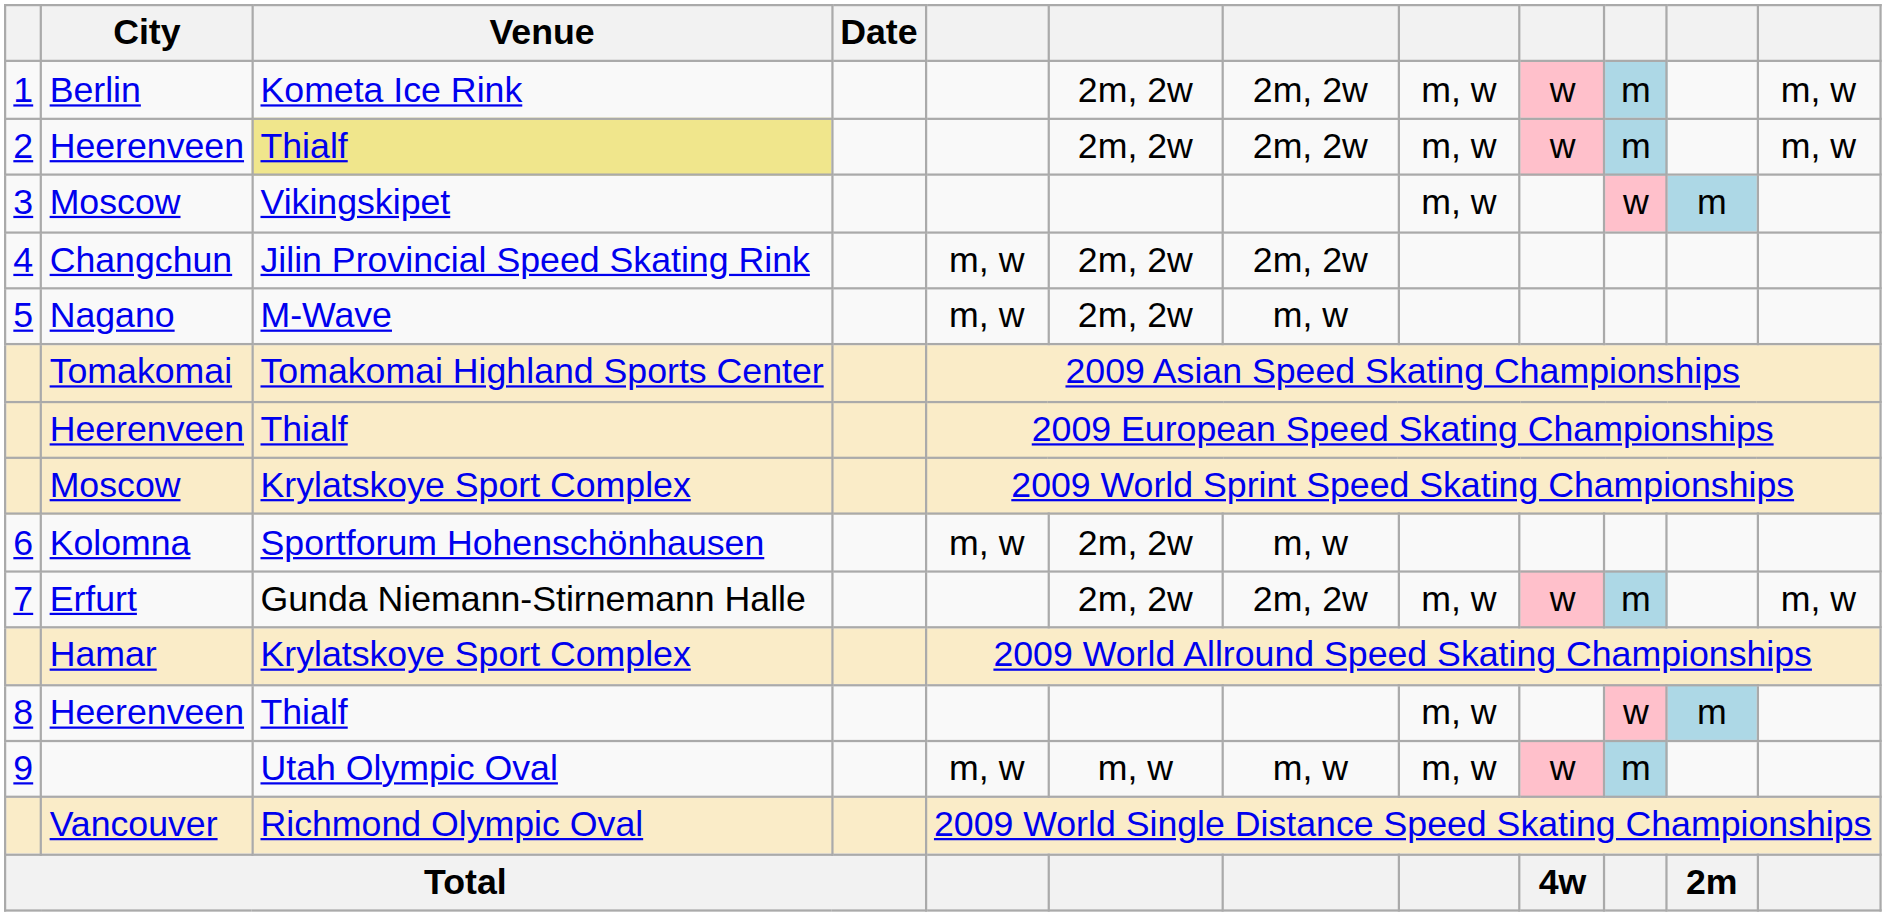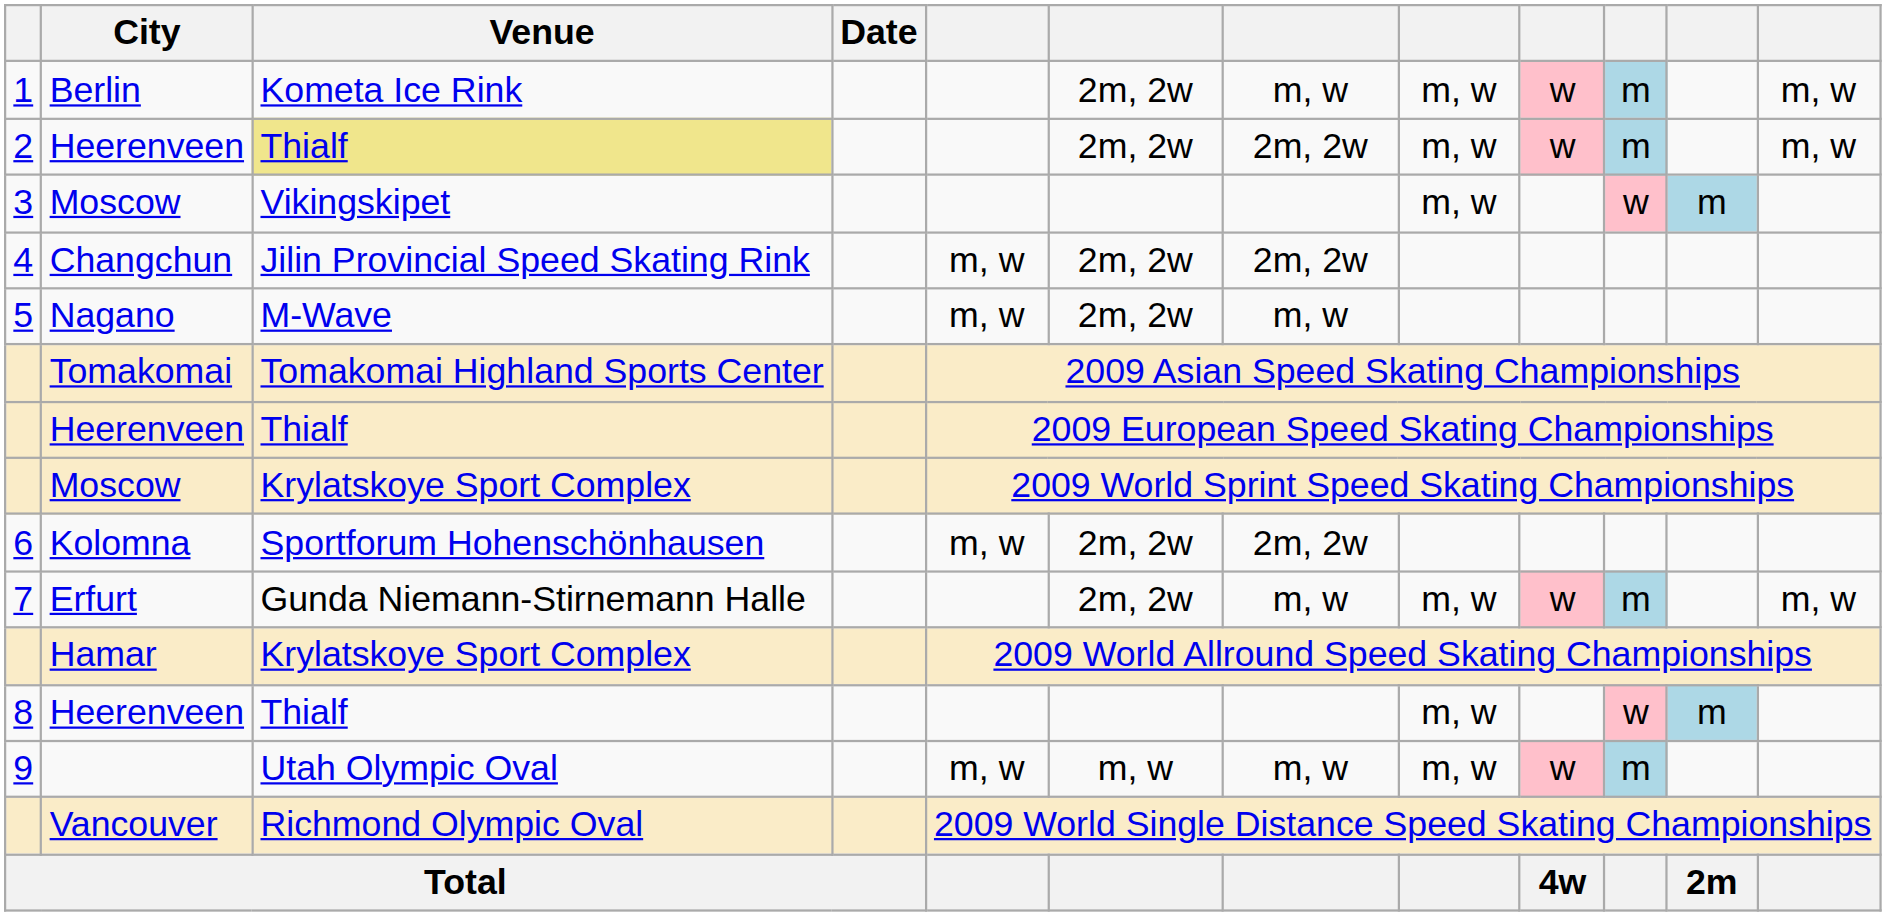(1310, 89) 2m, 2w -> (1310, 89) m, w
(1310, 542) m, w -> (1310, 542) 2m, 2w
(1310, 598) 2m, 2w -> (1310, 598) m, w
